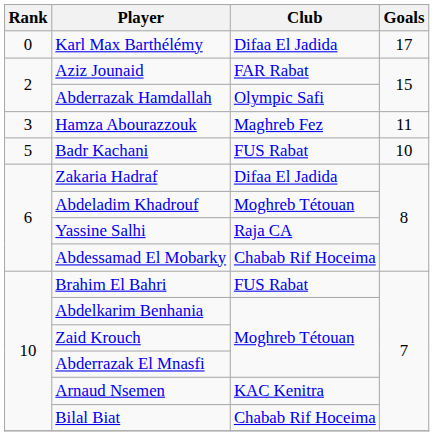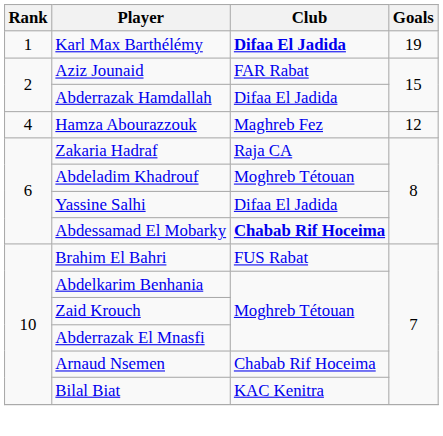(28, 44) 0 -> (28, 44) 1
(286, 44) normal -> (290, 44) bold
(404, 44) 17 -> (413, 44) 19
(279, 97) Olympic Safi -> (286, 97) Difaa El Jadida
(28, 124) 3 -> (28, 124) 4
(404, 124) 11 -> (413, 124) 12
- row: (102, 151)
(286, 177) Difaa El Jadida -> (263, 151) Raja CA
(263, 230) Raja CA -> (286, 204) Difaa El Jadida
(305, 257) normal -> (309, 230) bold
(279, 390) KAC Kenitra -> (305, 364) Chabab Rif Hoceima
(305, 417) Chabab Rif Hoceima -> (279, 390) KAC Kenitra
